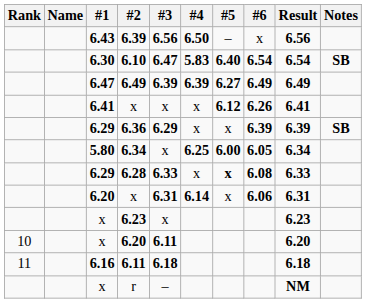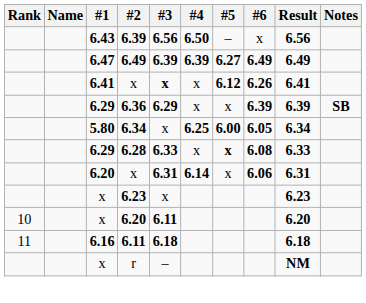- row: (102, 60)
(165, 106) normal -> (165, 83) bold
